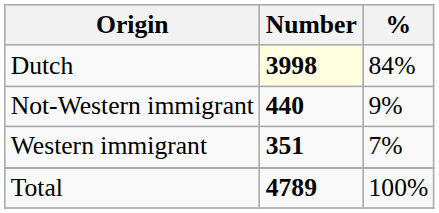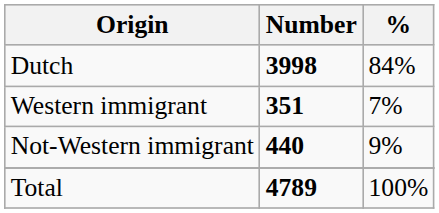(291, 65) lightyellow background -> (291, 65) no background
rows swapped: (132, 106) <-> (109, 146)
